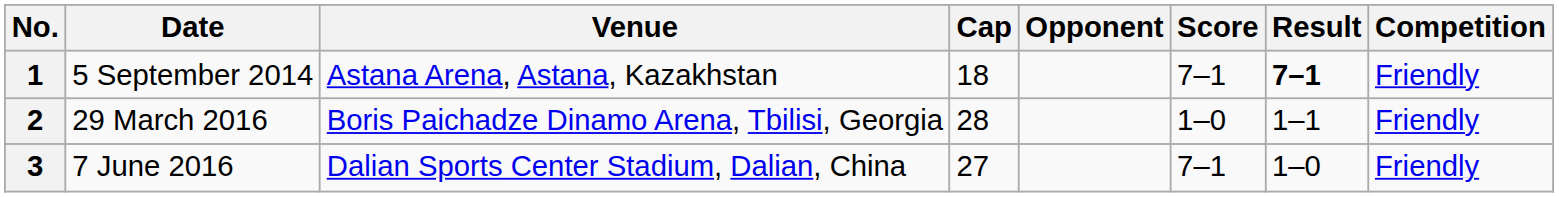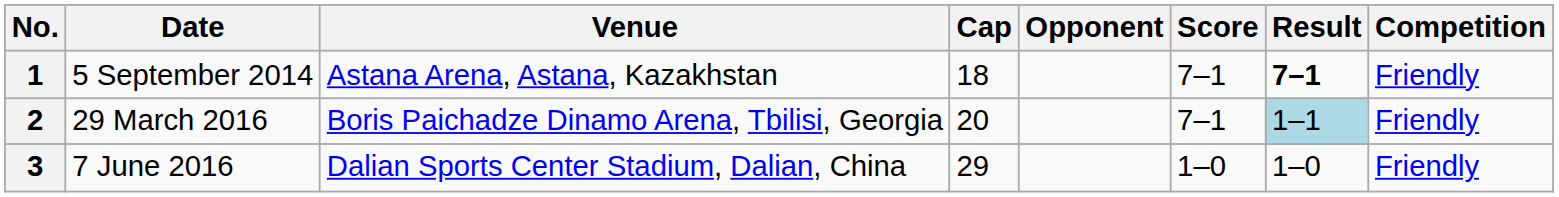(973, 120) 28 -> (973, 120) 20
(1202, 120) 1–0 -> (1202, 120) 7–1
(1296, 120) no background -> (1296, 120) lightblue background
(973, 167) 27 -> (973, 167) 29
(1202, 167) 7–1 -> (1202, 167) 1–0
